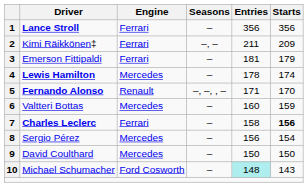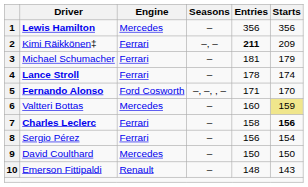(51, 28) Lance Stroll -> (59, 28) Lewis Hamilton
(134, 28) Ferrari -> (141, 28) Mercedes
(251, 43) normal -> (251, 43) bold
(62, 59) Emerson Fittipaldi -> (69, 59) Michael Schumacher
(59, 75) Lewis Hamilton -> (51, 75) Lance Stroll
(141, 75) Mercedes -> (134, 75) Ferrari
(137, 91) Renault -> (152, 91) Ford Cosworth
(287, 106) no background -> (287, 106) khaki background
(141, 138) Mercedes -> (134, 138) Ferrari
(69, 169) Michael Schumacher -> (62, 169) Emerson Fittipaldi
(152, 169) Ford Cosworth -> (137, 169) Renault
(251, 169) paleturquoise background -> (251, 169) no background
